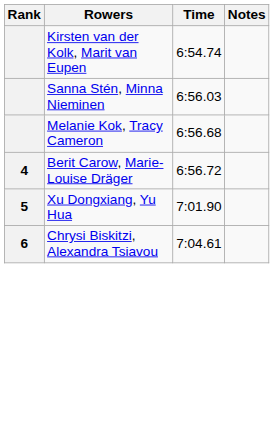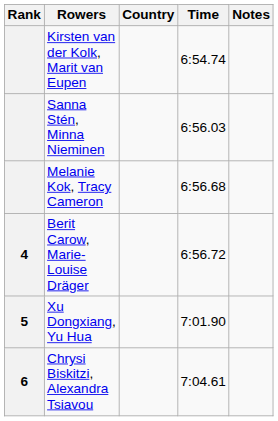+ column: (148, 15)
